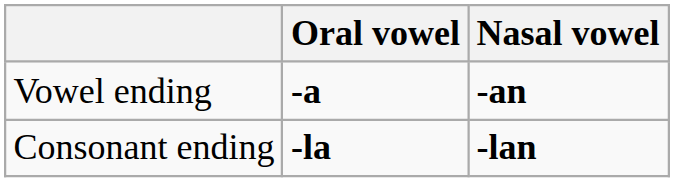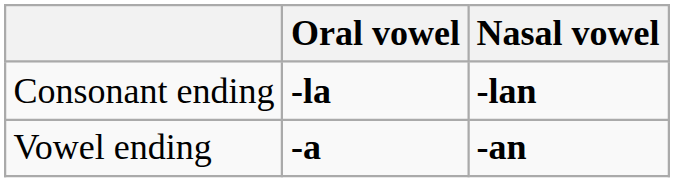rows swapped: (113, 90) <-> (144, 147)
